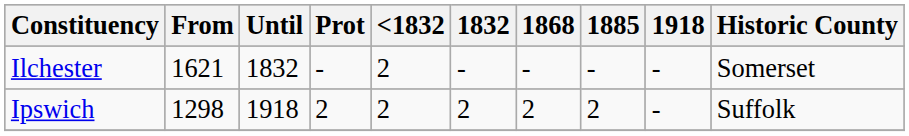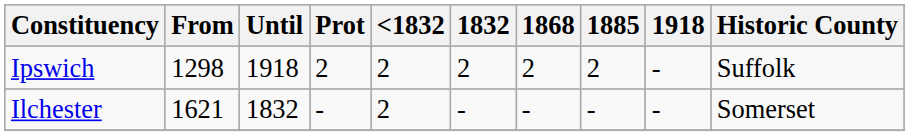rows swapped: (56, 67) <-> (53, 109)
